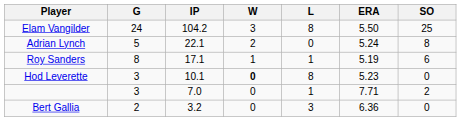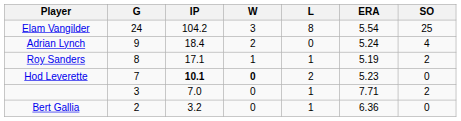(369, 28) 5.50 -> (369, 28) 5.54
(137, 44) 5 -> (137, 44) 9
(195, 44) 22.1 -> (195, 44) 18.4
(427, 44) 8 -> (427, 44) 4
(427, 60) 6 -> (427, 60) 2
(137, 76) 3 -> (137, 76) 7
(195, 76) normal -> (195, 76) bold
(311, 76) 8 -> (311, 76) 2
(311, 108) 3 -> (311, 108) 1
